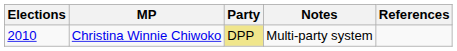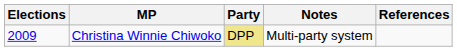(22, 35) 2010 -> (22, 35) 2009
